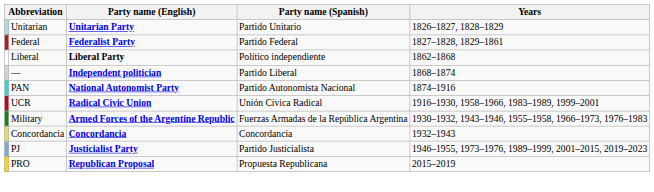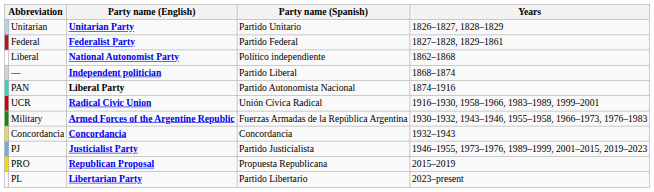(97, 57) Liberal Party -> (124, 57) National Autonomist Party
(124, 88) National Autonomist Party -> (97, 88) Liberal Party
+ row: (17, 179)
